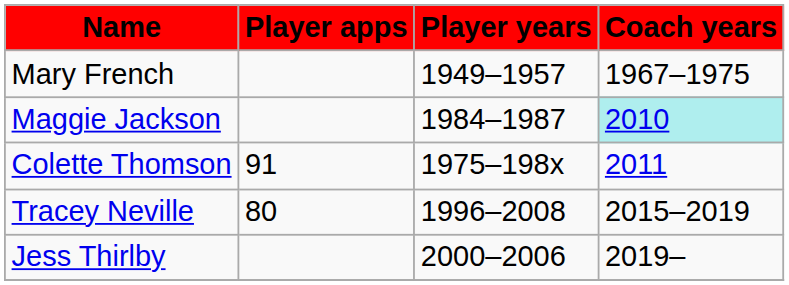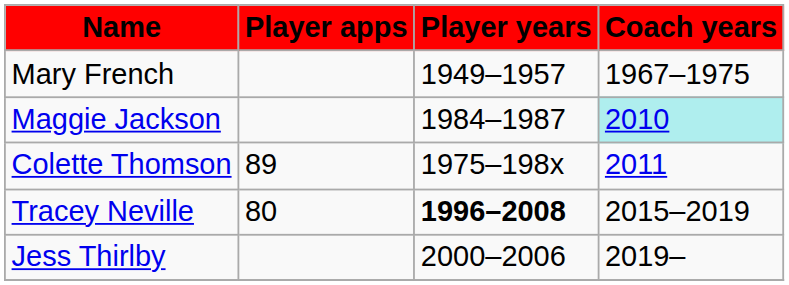(261, 165) 91 -> (261, 165) 89
(493, 211) normal -> (493, 211) bold
